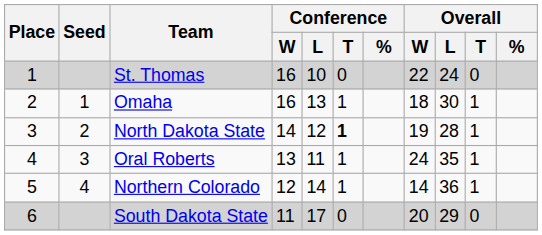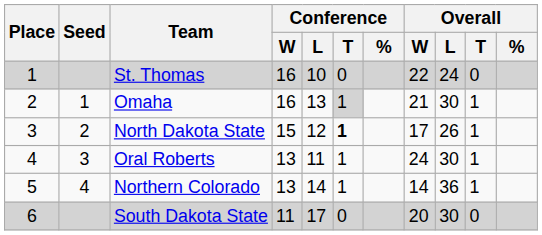(342, 103) no background -> (342, 103) lightgrey background
(419, 103) 18 -> (419, 103) 21
(286, 131) 14 -> (286, 131) 15
(419, 131) 19 -> (419, 131) 17
(449, 131) 28 -> (449, 131) 26
(449, 159) 35 -> (449, 159) 30
(286, 187) 12 -> (286, 187) 13
(449, 215) 29 -> (449, 215) 30
